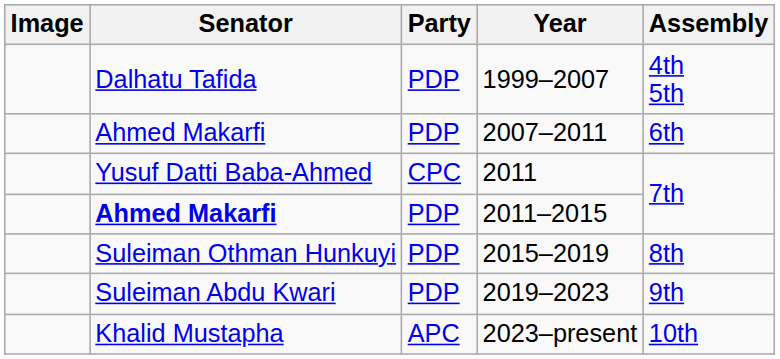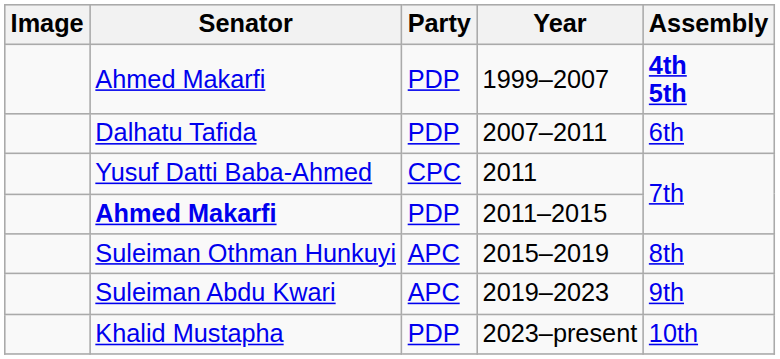(176, 78) Dalhatu Tafida -> (180, 78) Ahmed Makarfi
(666, 78) normal -> (668, 78) bold
(180, 133) Ahmed Makarfi -> (176, 133) Dalhatu Tafida
(434, 253) PDP -> (434, 253) APC
(434, 293) PDP -> (434, 293) APC
(434, 333) APC -> (434, 333) PDP
